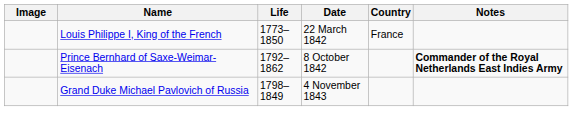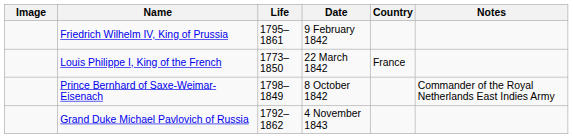+ row: (144, 35)
(275, 63) 1792–1862 -> (275, 91) 1798–1849
(489, 63) bold -> (486, 91) normal
(275, 91) 1798–1849 -> (275, 119) 1792–1862
